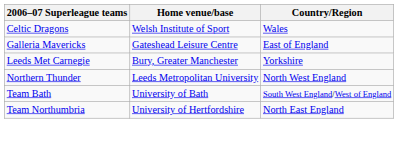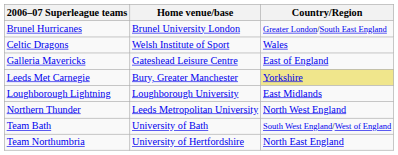+ row: (44, 28)
(283, 61) no background -> (283, 77) khaki background
+ row: (59, 93)
